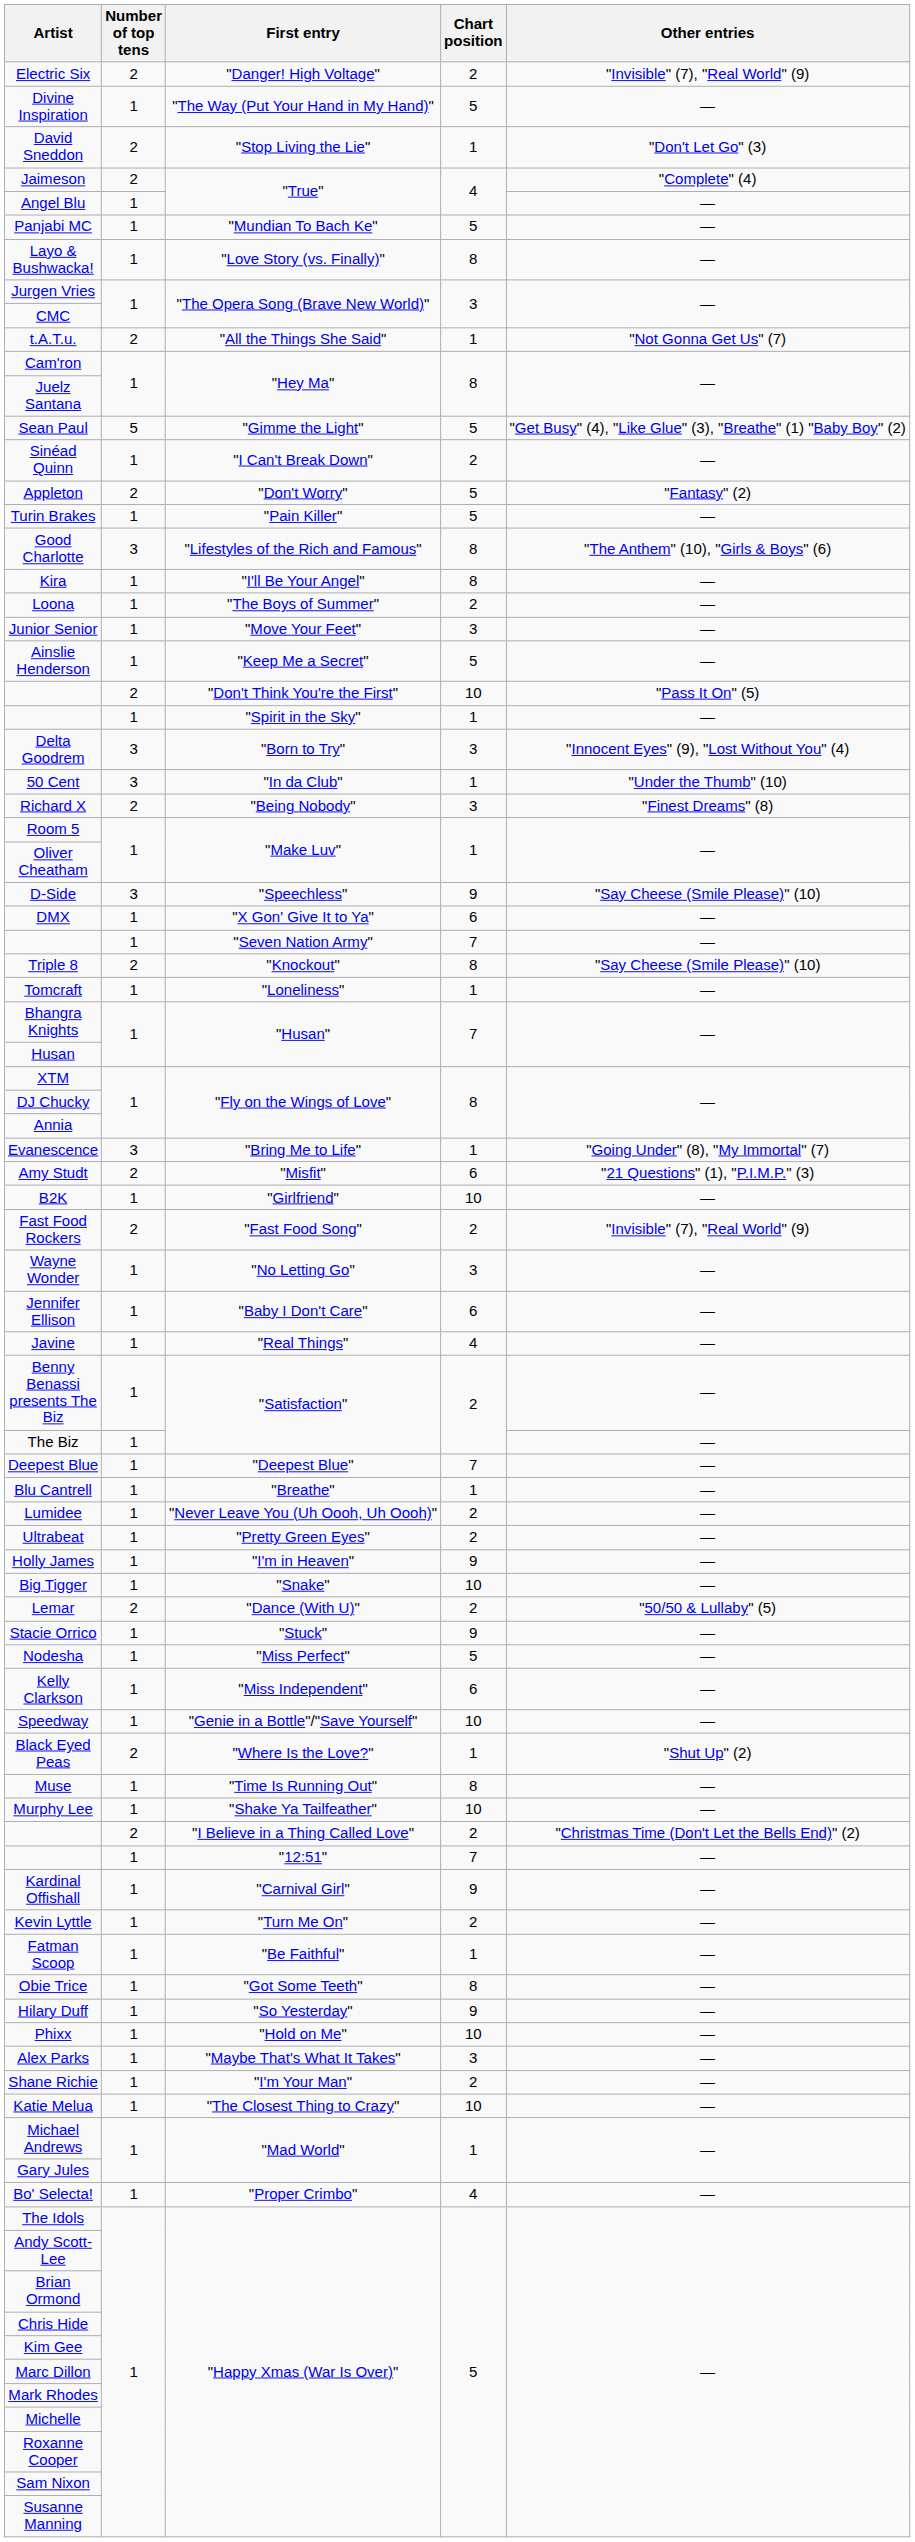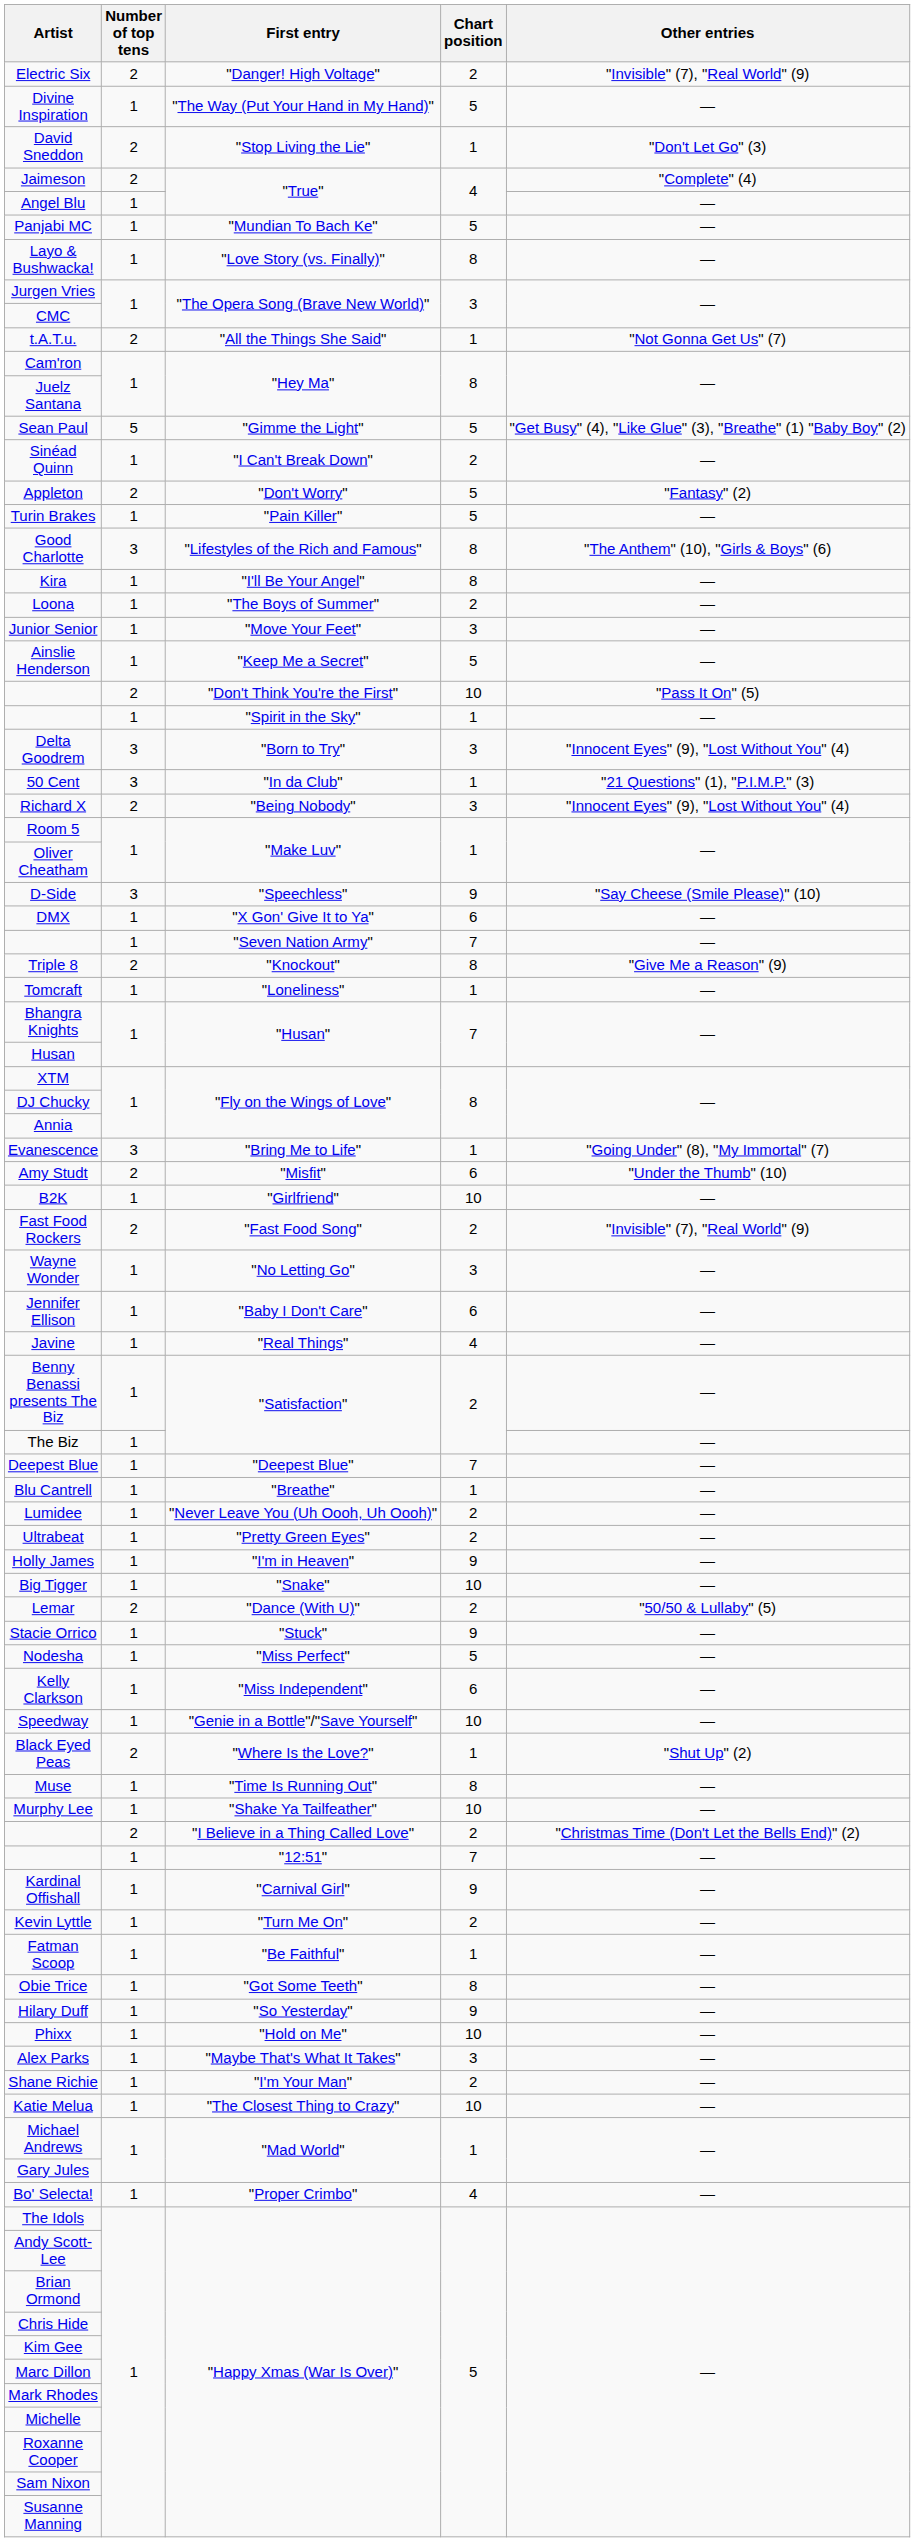(708, 781) "Under the Thumb" (10) -> (708, 781) "21 Questions" (1), "P.I.M.P." (3)
(708, 805) "Finest Dreams" (8) -> (708, 805) "Innocent Eyes" (9), "Lost Without You" (4)
(708, 965) "Say Cheese (Smile Please)" (10) -> (708, 965) "Give Me a Reason" (9)
(708, 1173) "21 Questions" (1), "P.I.M.P." (3) -> (708, 1173) "Under the Thumb" (10)
